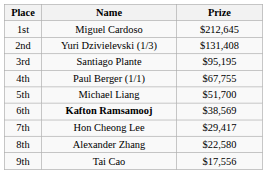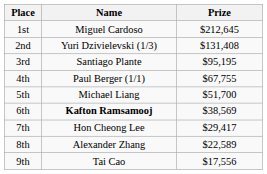(219, 144) $22,580 -> (219, 144) $22,589
